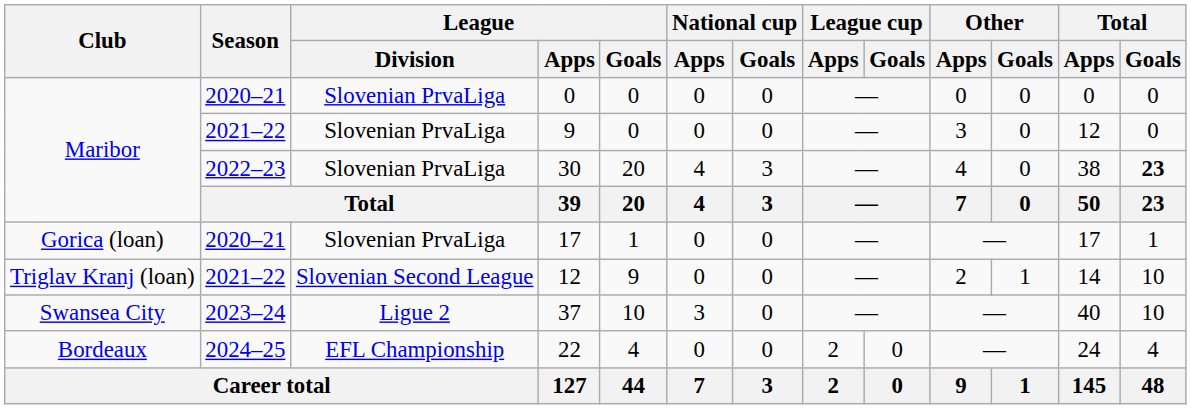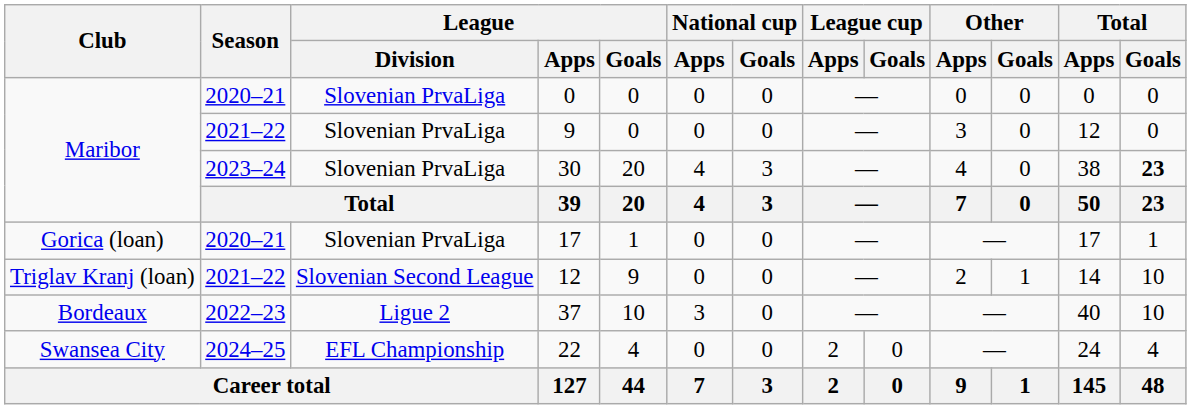(245, 167) 2022–23 -> (245, 167) 2023–24
(102, 312) Swansea City -> (102, 312) Bordeaux
(245, 312) 2023–24 -> (245, 312) 2022–23
(102, 349) Bordeaux -> (102, 349) Swansea City
